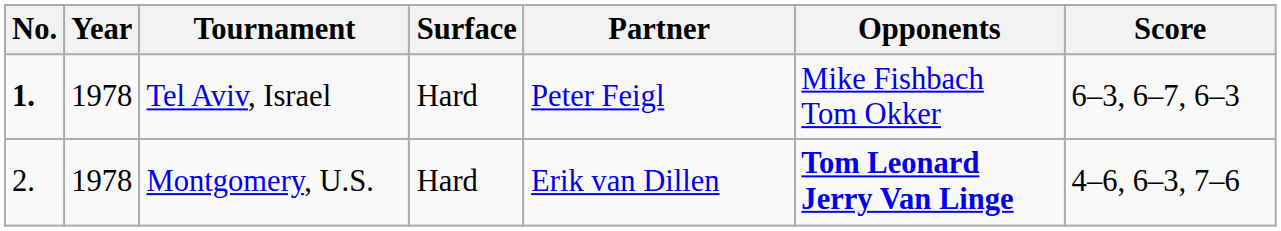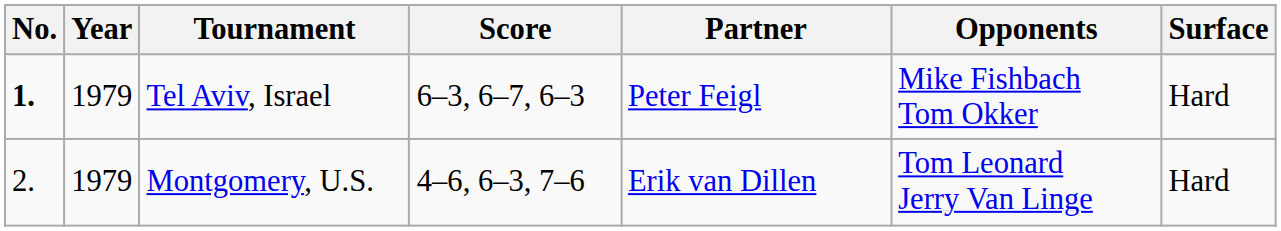columns swapped: (467, 28) <-> (1170, 28)
(102, 96) 1978 -> (102, 96) 1979
(102, 181) 1978 -> (102, 181) 1979
(908, 181) bold -> (996, 181) normal
